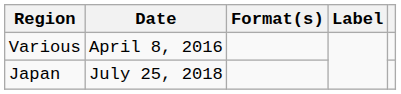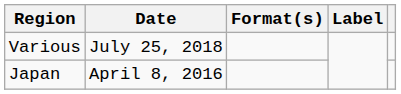(156, 47) April 8, 2016 -> (156, 47) July 25, 2018
(156, 75) July 25, 2018 -> (156, 75) April 8, 2016
